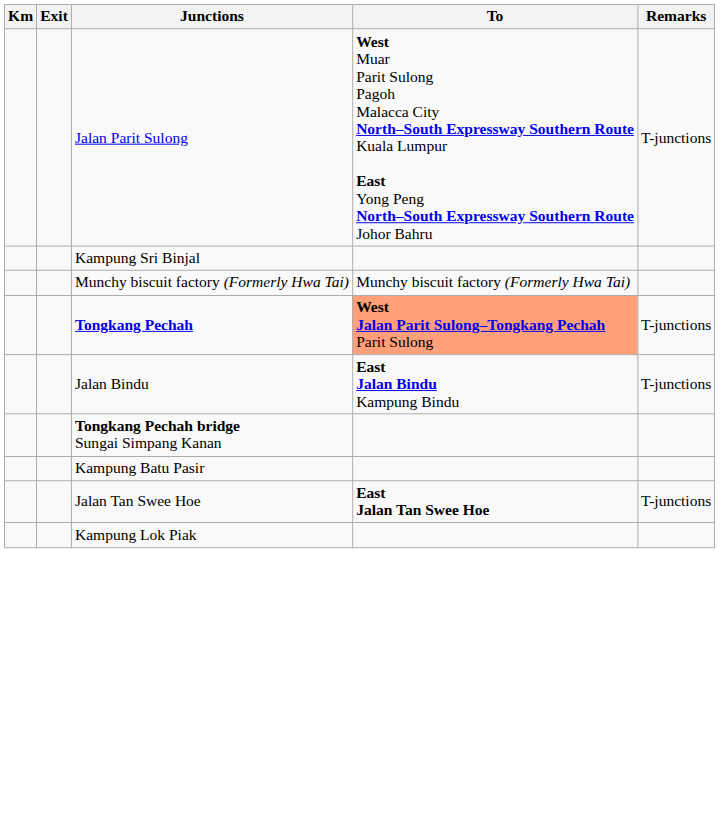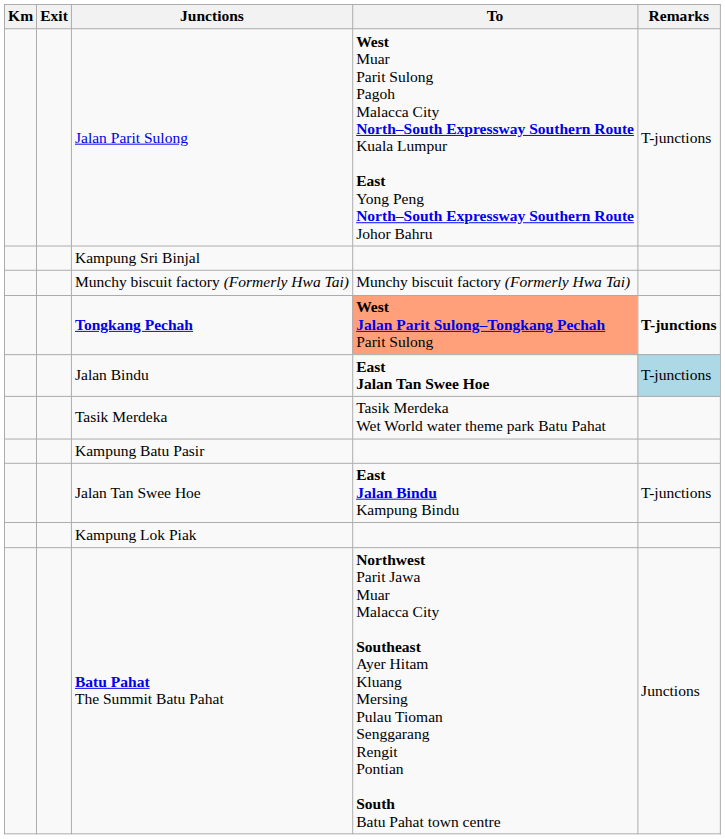(676, 324) normal -> (679, 324) bold
(408, 384) East Jalan Bindu Kampung Bindu -> (423, 375) East Jalan Tan Swee Hoe
(676, 384) no background -> (676, 375) lightblue background
- row: (157, 435)
+ row: (121, 417)
(423, 501) East Jalan Tan Swee Hoe -> (408, 493) East Jalan Bindu Kampung Bindu
+ row: (149, 690)
